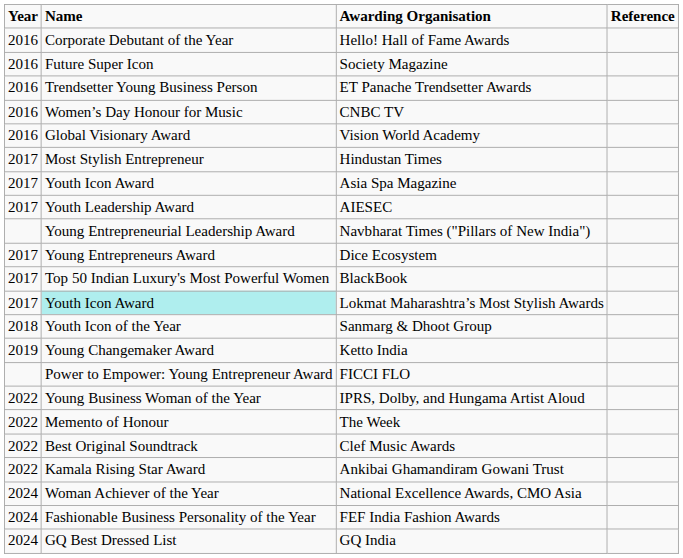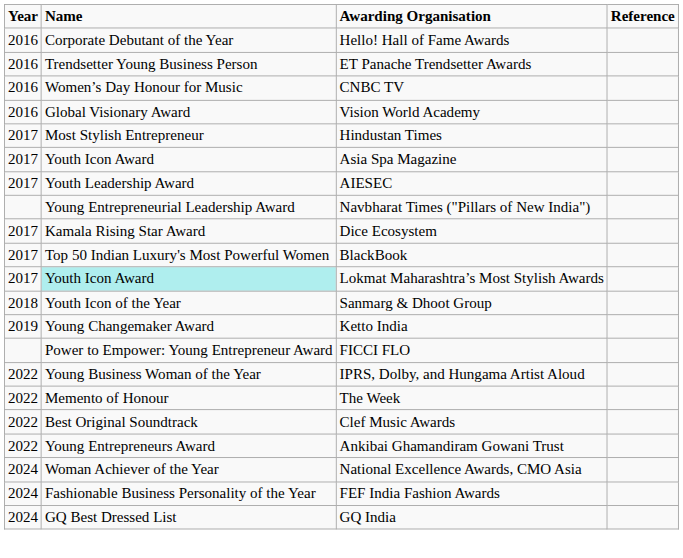- row: (394, 64)
(130, 254) Young Entrepreneurs Award -> (125, 231) Kamala Rising Star Award
(125, 469) Kamala Rising Star Award -> (130, 445) Young Entrepreneurs Award
